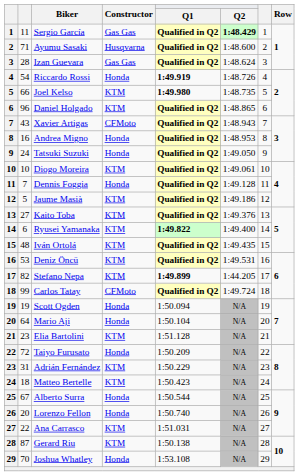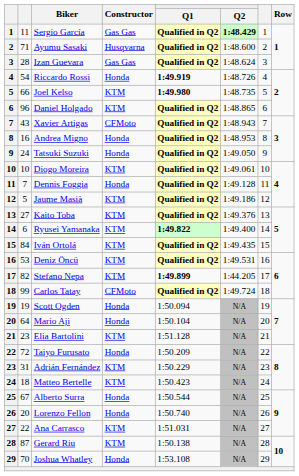(25, 244) 48 -> (25, 244) 84
